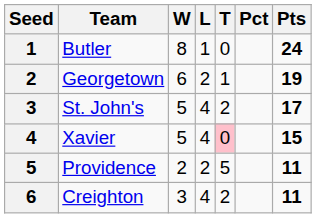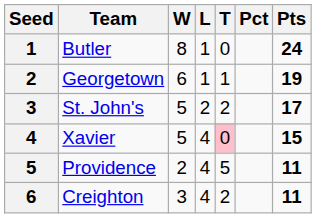(205, 78) 2 -> (205, 78) 1
(205, 108) 4 -> (205, 108) 2
(205, 167) 2 -> (205, 167) 4
